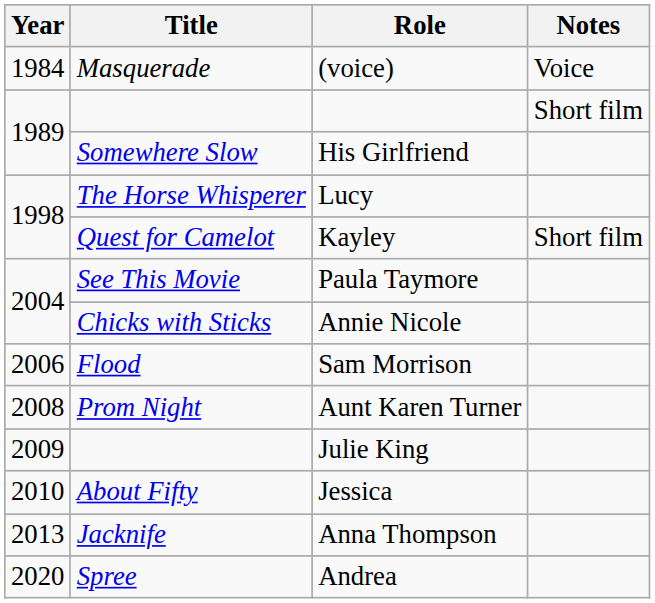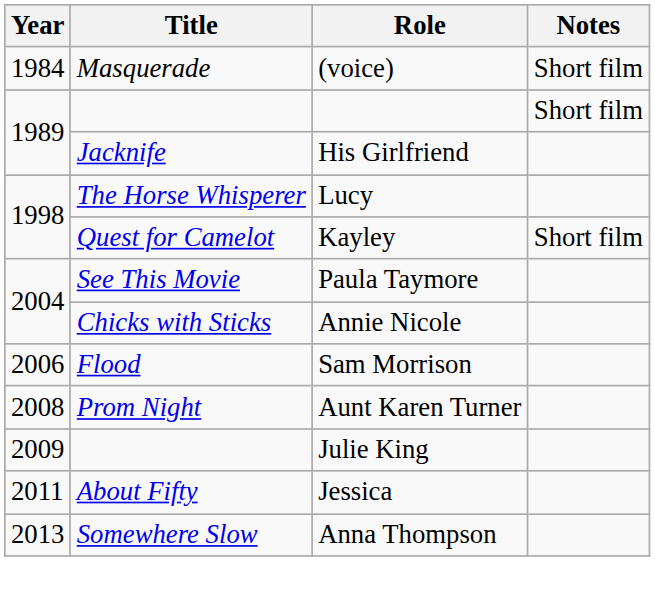(564, 68) Voice -> (588, 68) Short film
(167, 152) Somewhere Slow -> (121, 152) Jacknife
(38, 491) 2010 -> (37, 491) 2011
(121, 534) Jacknife -> (167, 534) Somewhere Slow
- row: (357, 576)
